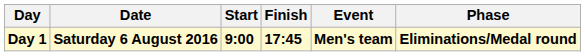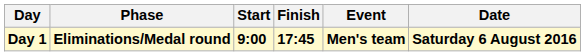columns swapped: (136, 16) <-> (488, 16)
